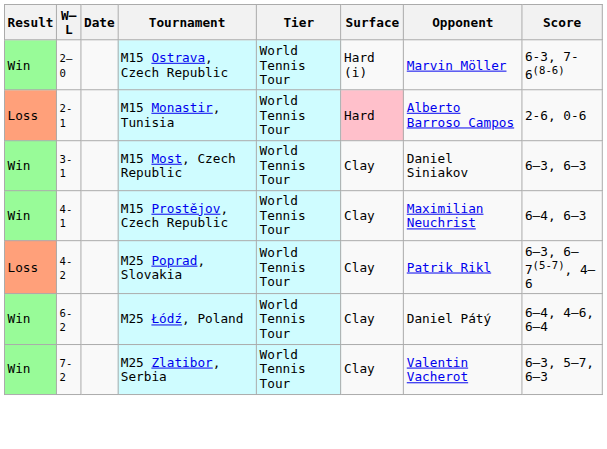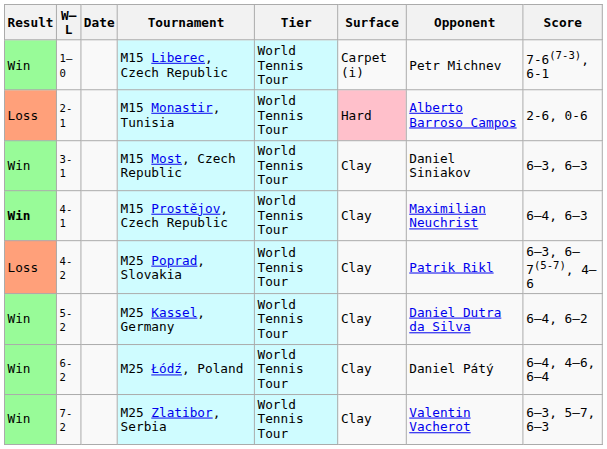+ row: (174, 65)
- row: (174, 65)
(19, 216) normal -> (19, 216) bold
+ row: (163, 319)
